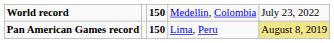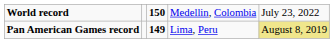(157, 30) 150 -> (157, 30) 149
